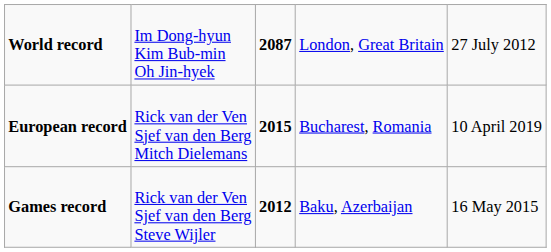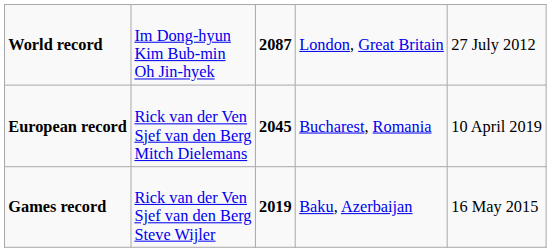(275, 125) 2015 -> (275, 125) 2045
(275, 206) 2012 -> (275, 206) 2019
